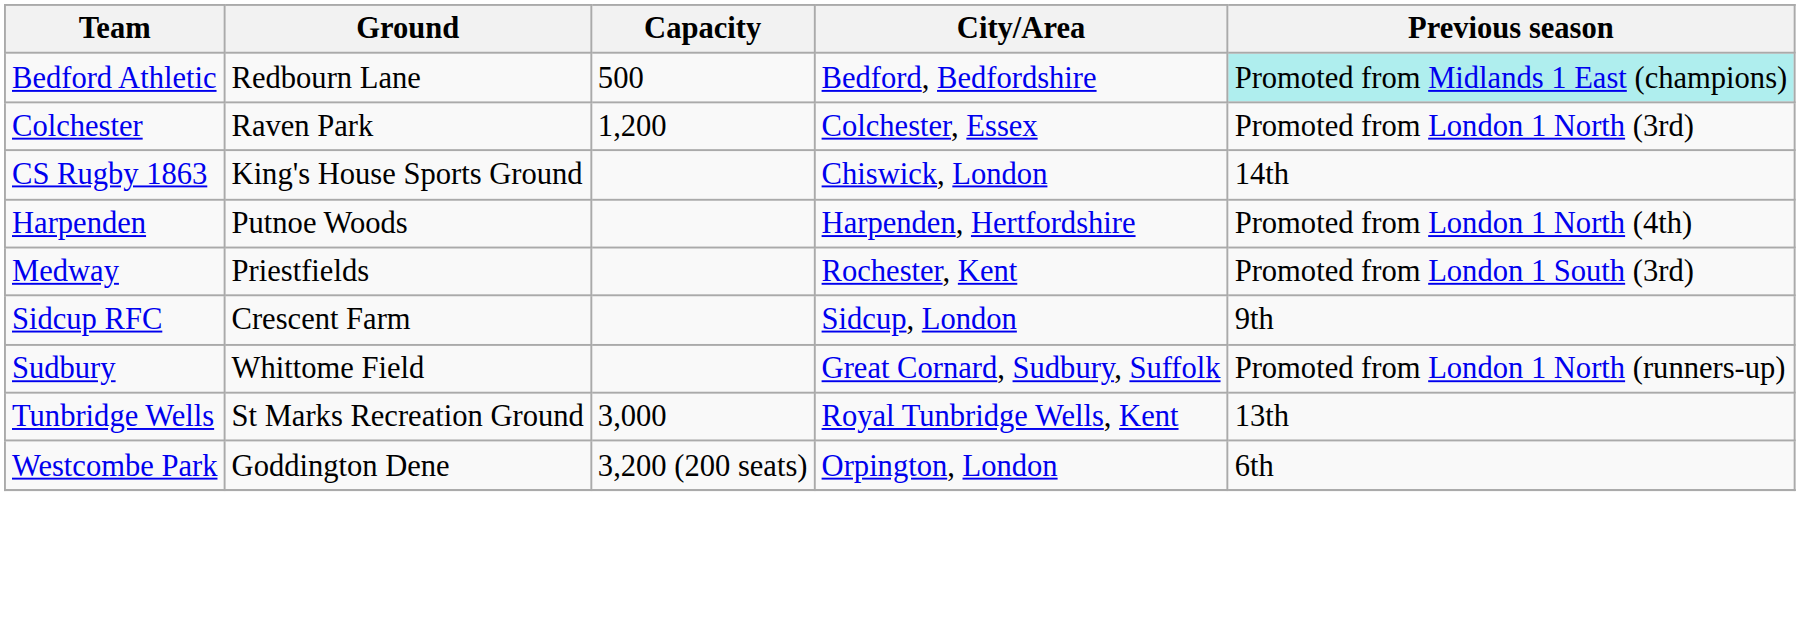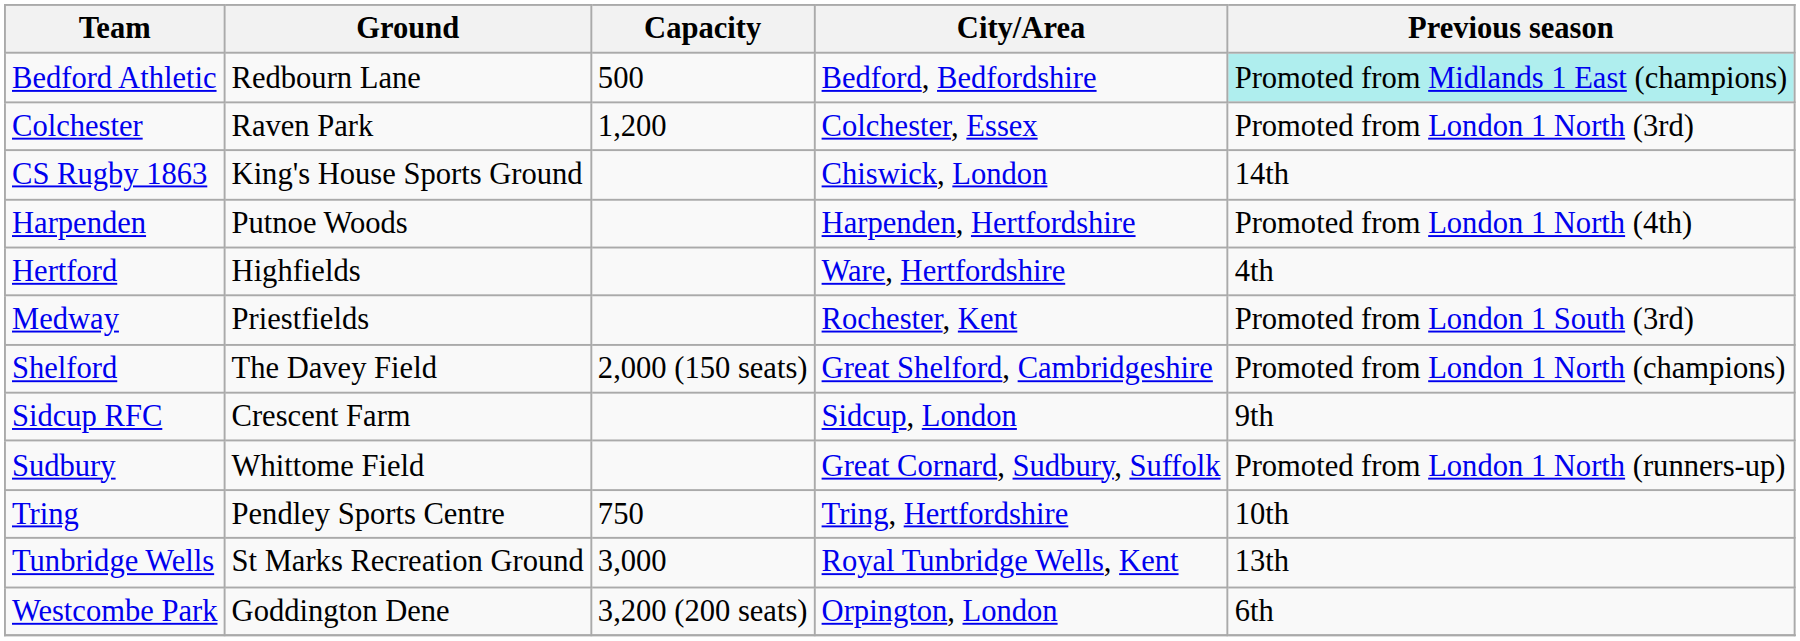+ row: (65, 271)
+ row: (65, 367)
+ row: (45, 513)
